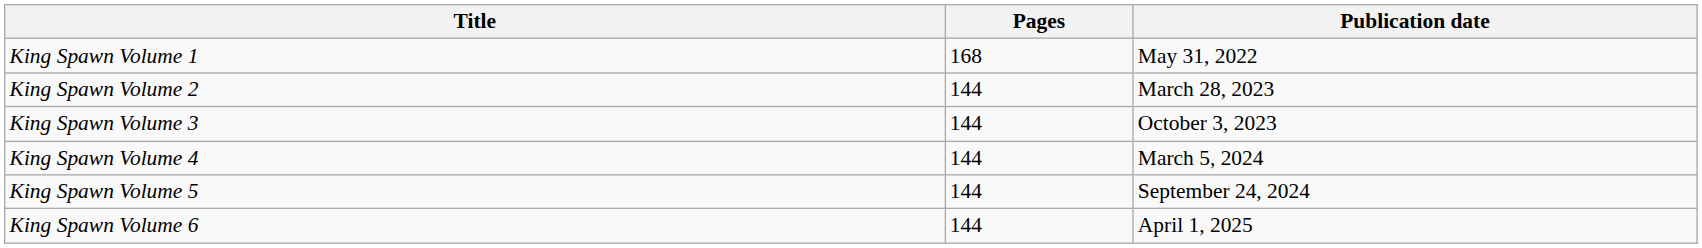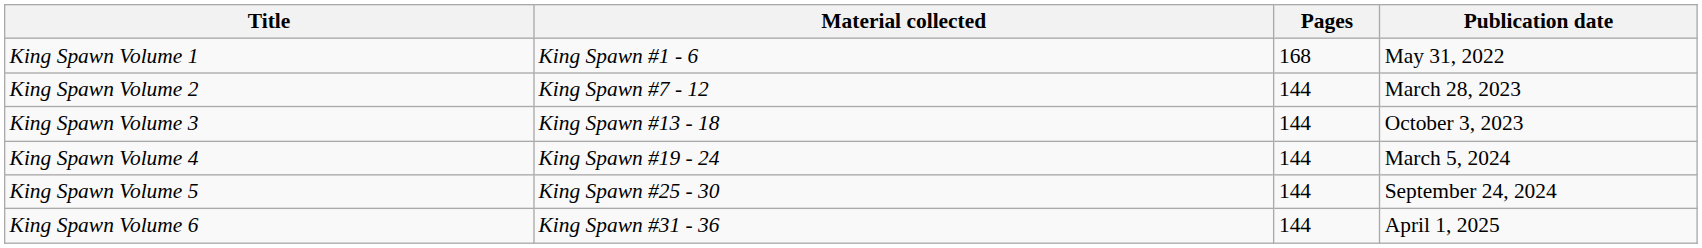+ column: (904, 21)
